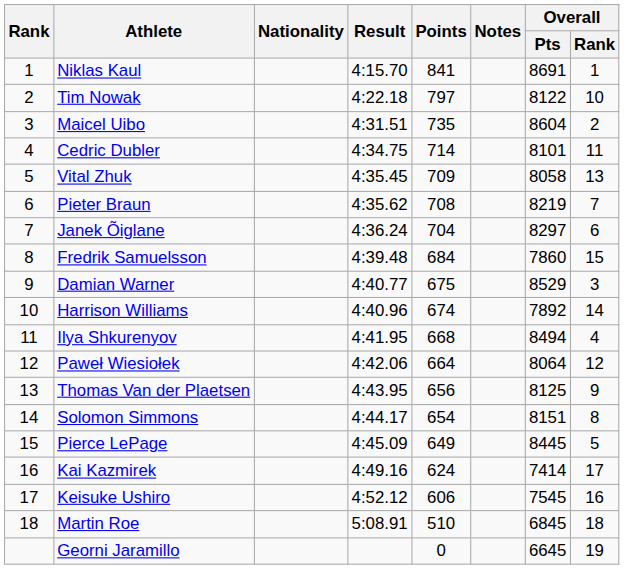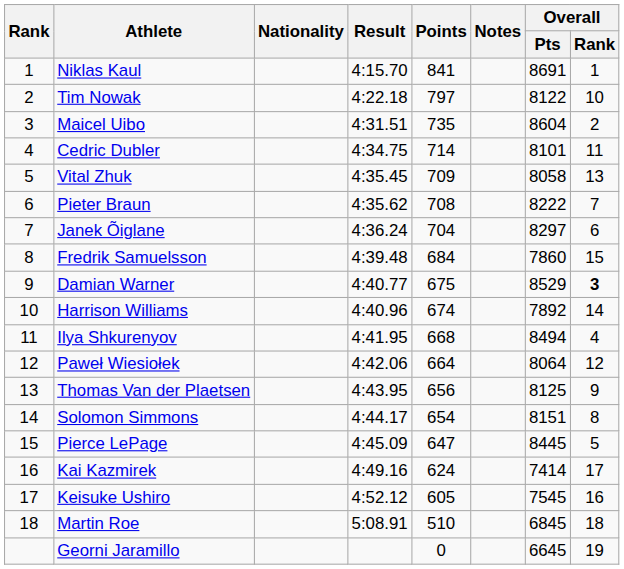(548, 204) 8219 -> (548, 204) 8222
(595, 284) normal -> (595, 284) bold
(441, 444) 649 -> (441, 444) 647
(441, 497) 606 -> (441, 497) 605
